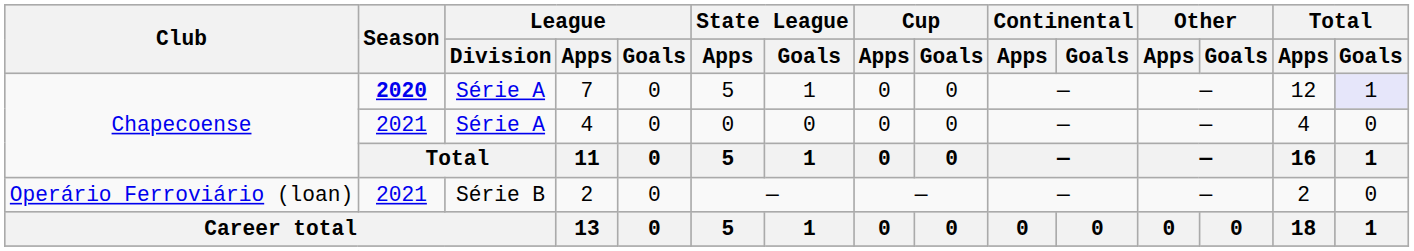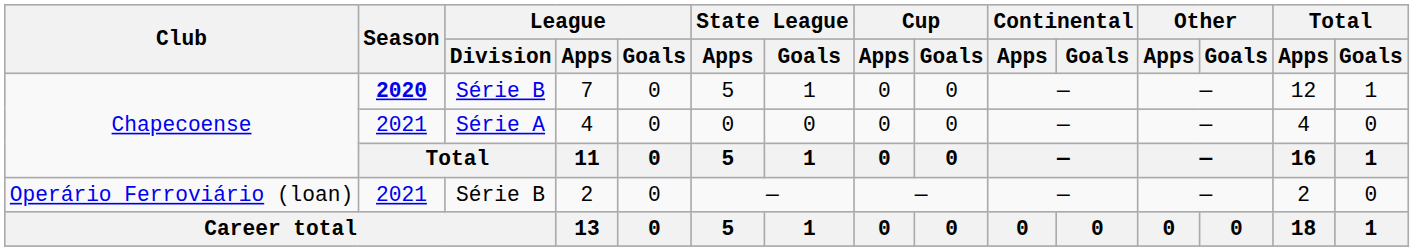(501, 91) Série A -> (501, 91) Série B
(1371, 91) lavender background -> (1371, 91) no background
